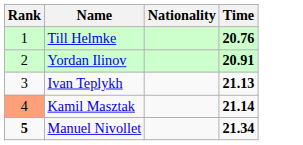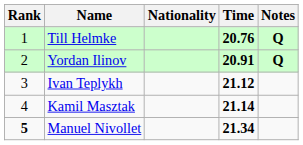+ column: (278, 15)
(238, 83) 21.13 -> (238, 83) 21.12
(24, 106) lightsalmon background -> (24, 106) no background
